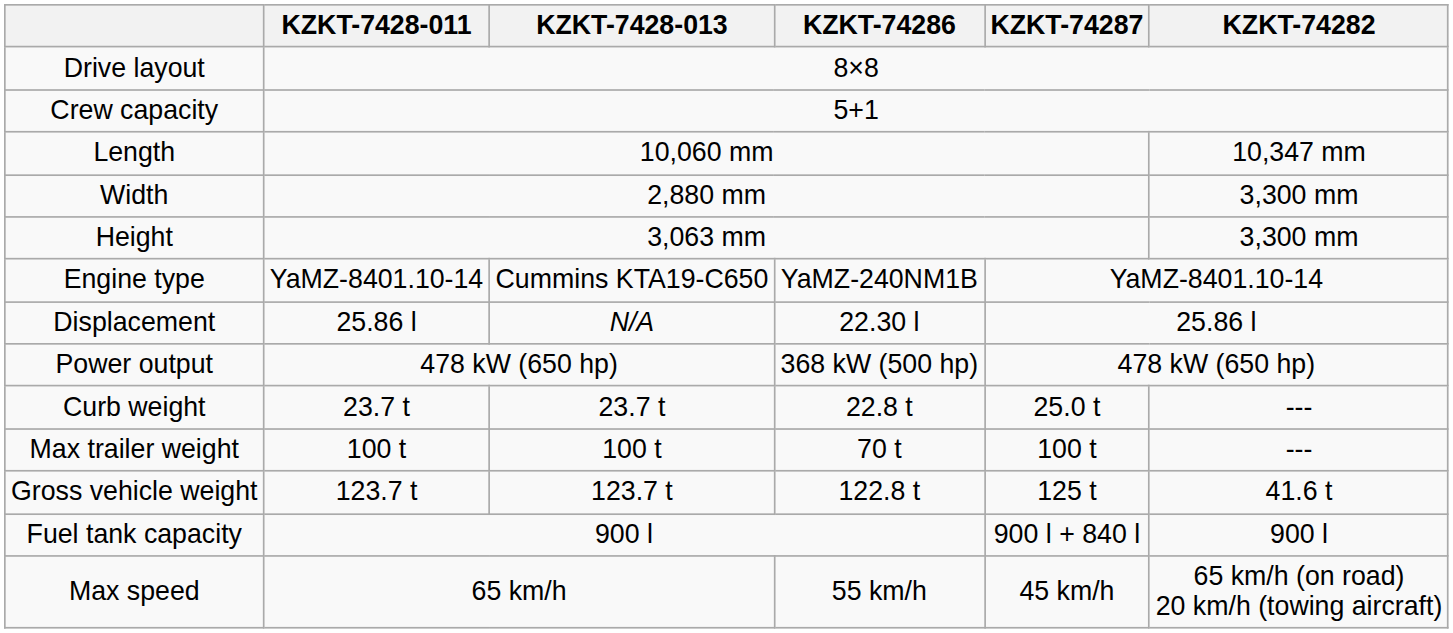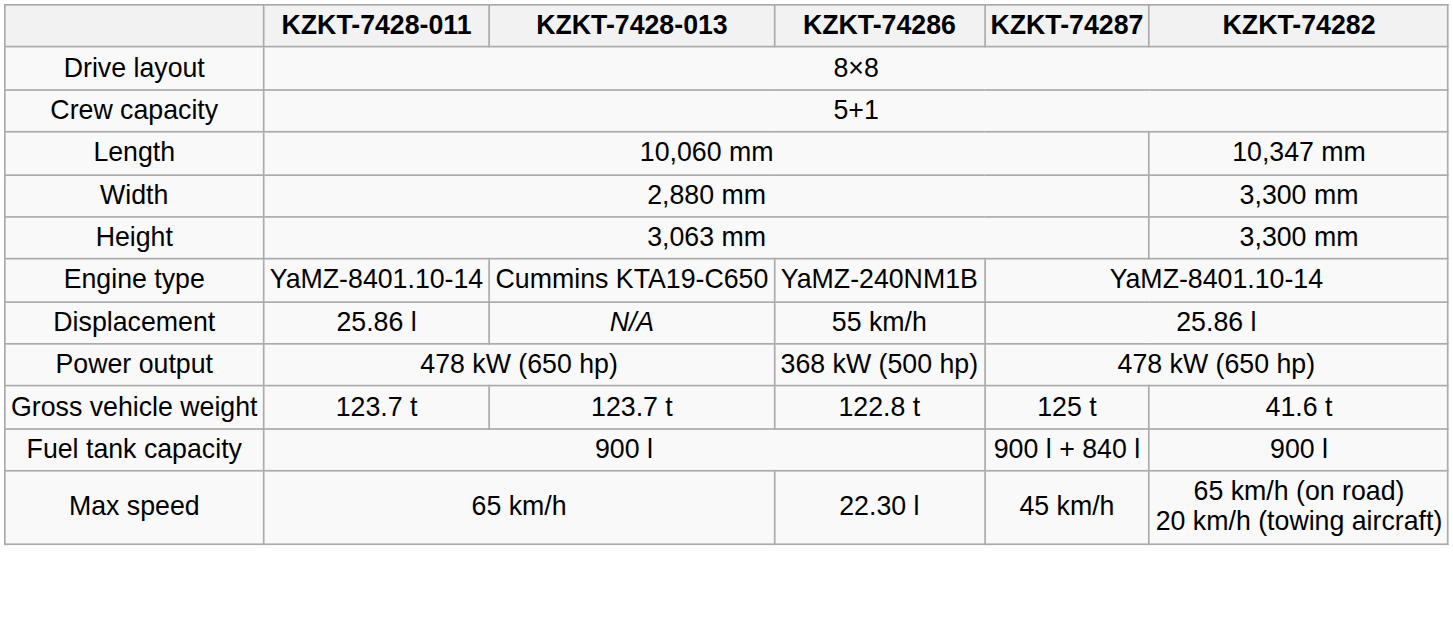(879, 322) 22.30 l -> (879, 322) 55 km/h
- row: (134, 407)
- row: (134, 449)
(879, 591) 55 km/h -> (879, 506) 22.30 l
